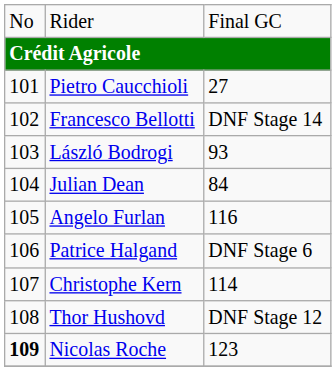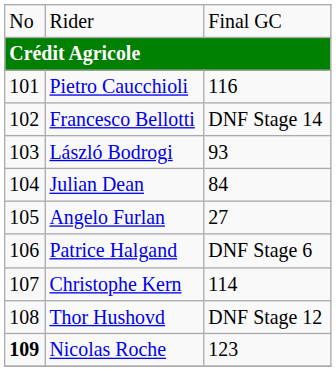(218, 86) 27 -> (223, 86) 116
(223, 218) 116 -> (218, 218) 27
